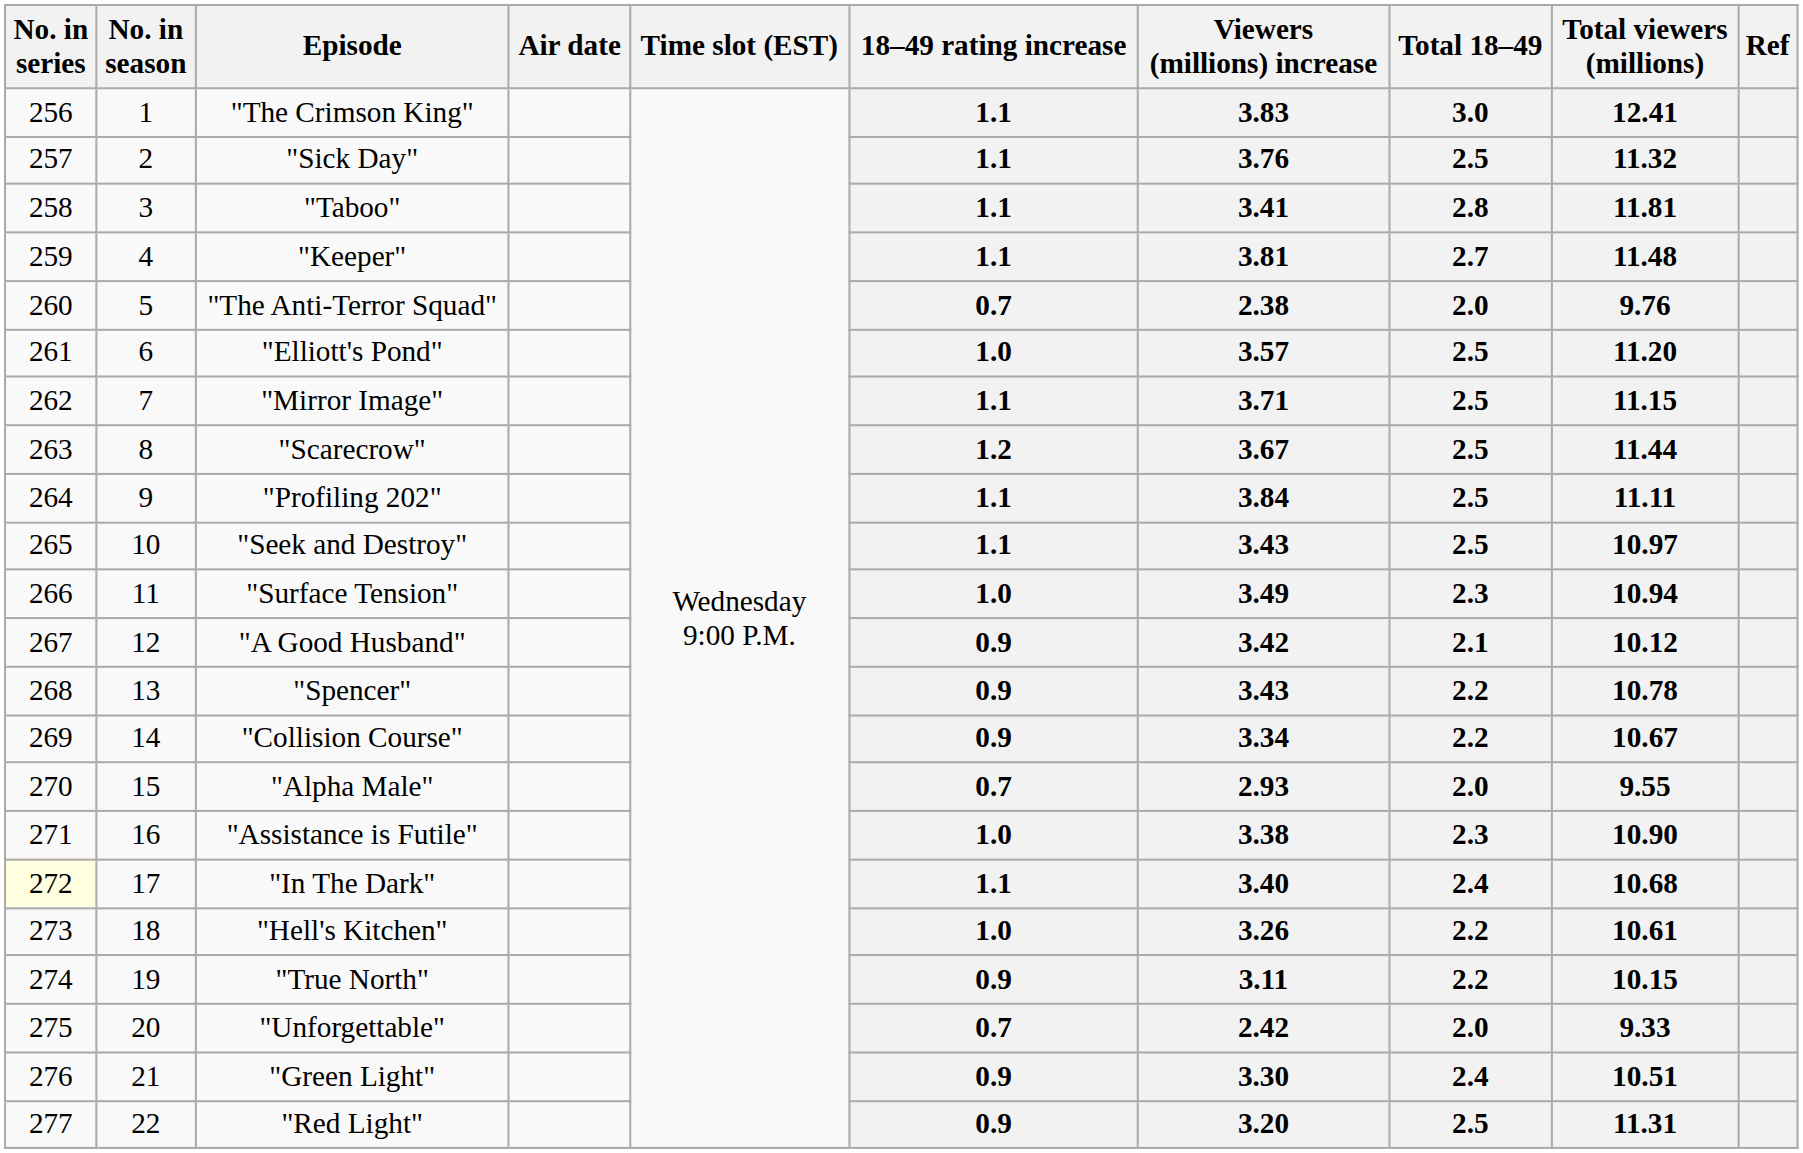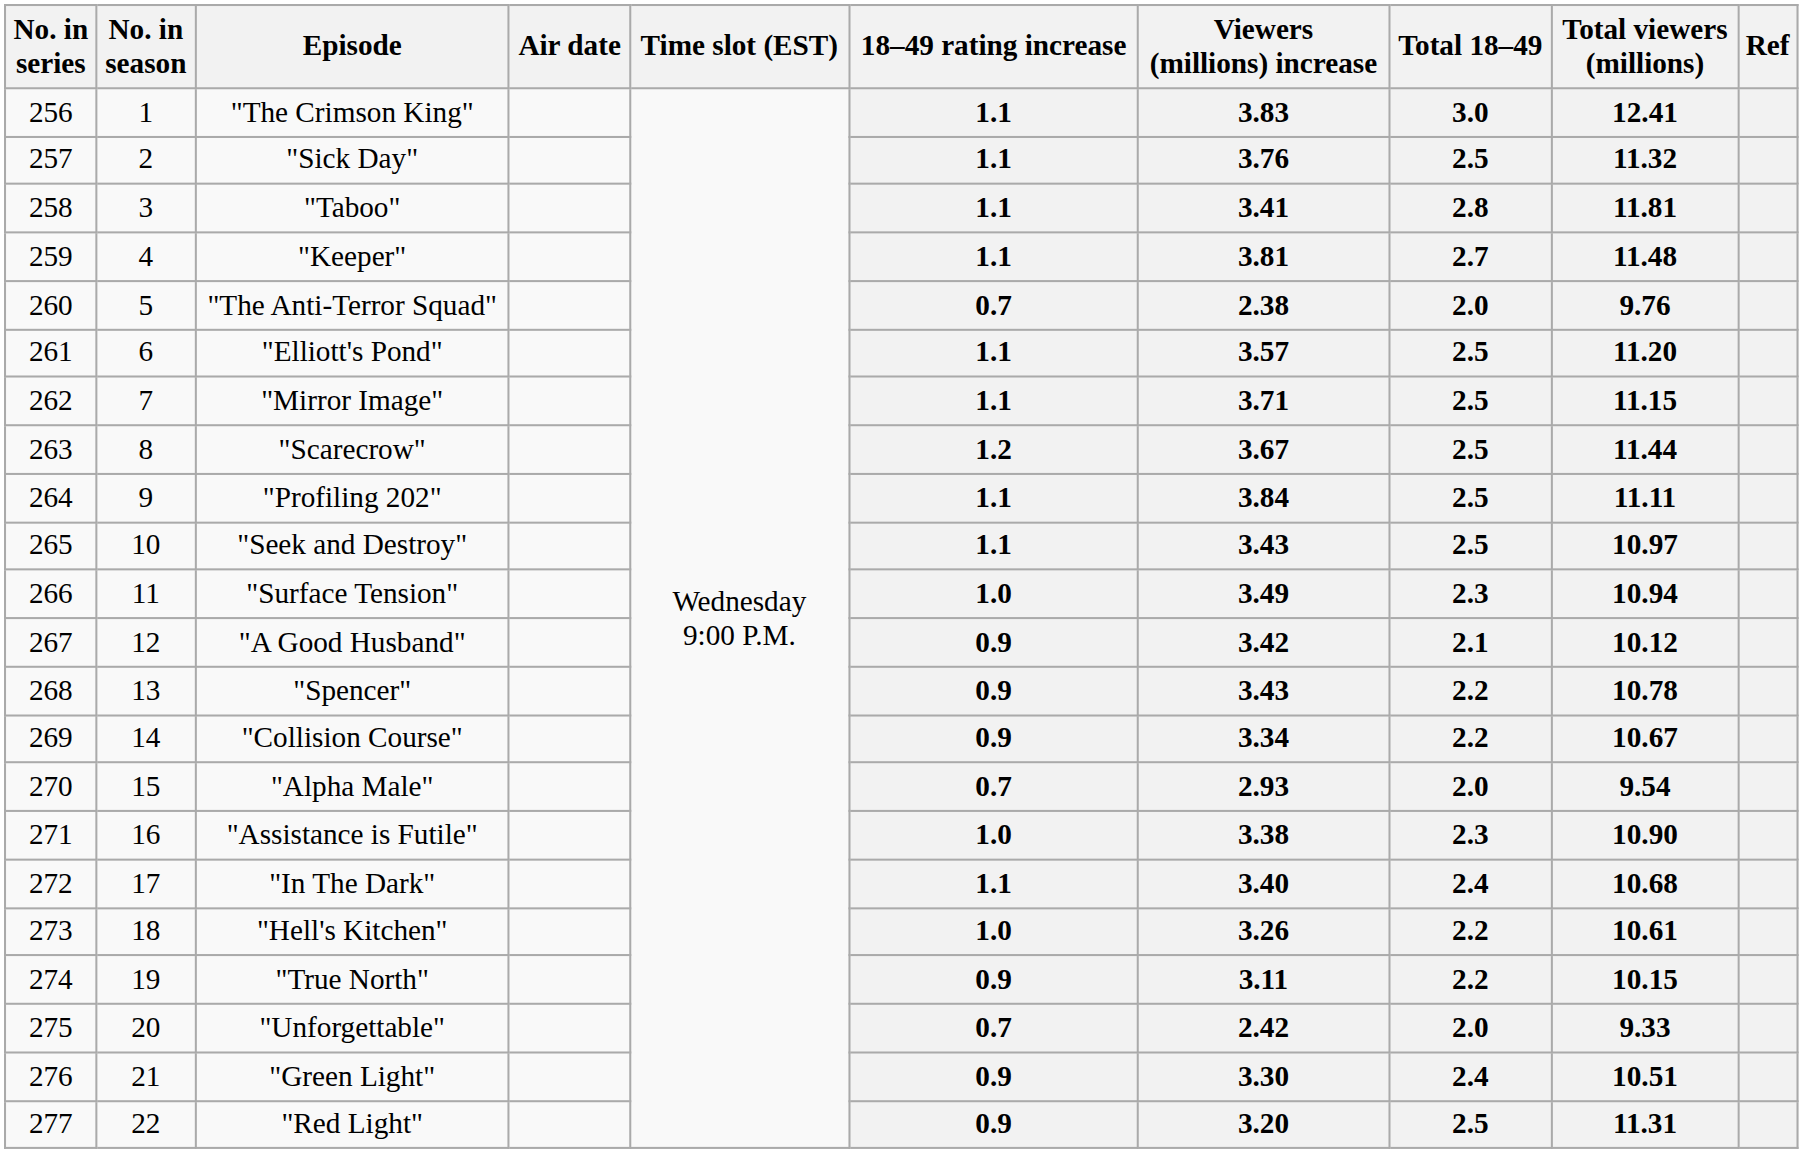(994, 352) 1.0 -> (994, 352) 1.1
(1645, 786) 9.55 -> (1645, 786) 9.54
(51, 883) lightyellow background -> (51, 883) no background
